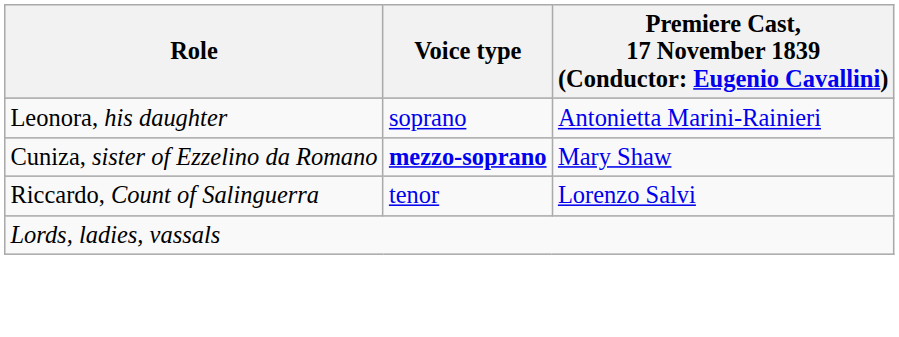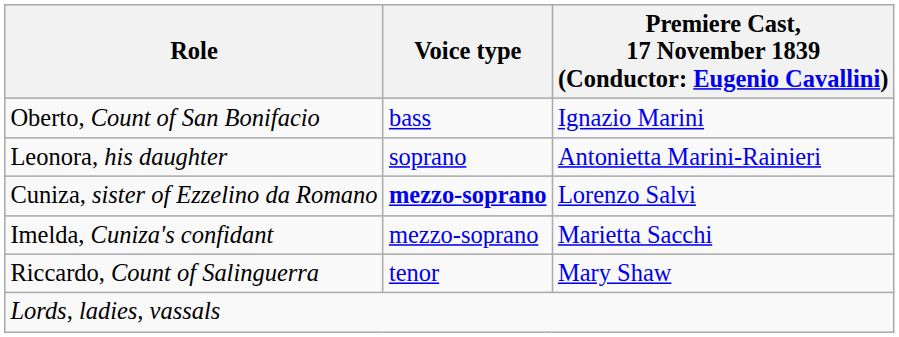+ row: (165, 117)
(615, 156) Mary Shaw -> (627, 195) Lorenzo Salvi
+ row: (142, 234)
(627, 195) Lorenzo Salvi -> (615, 273) Mary Shaw
